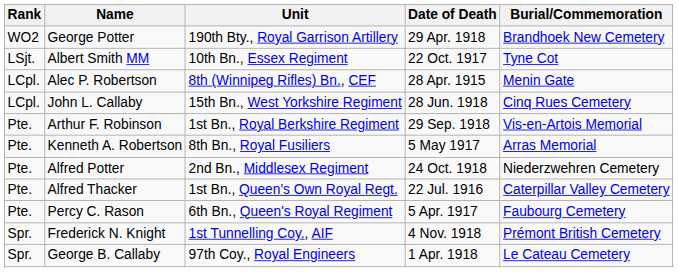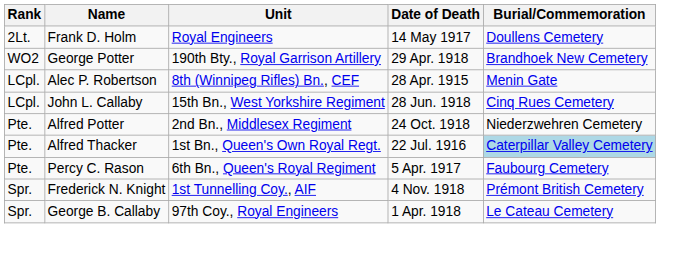+ row: (92, 37)
- row: (98, 59)
- row: (105, 124)
- row: (115, 146)
(586, 189) no background -> (569, 146) lightblue background
